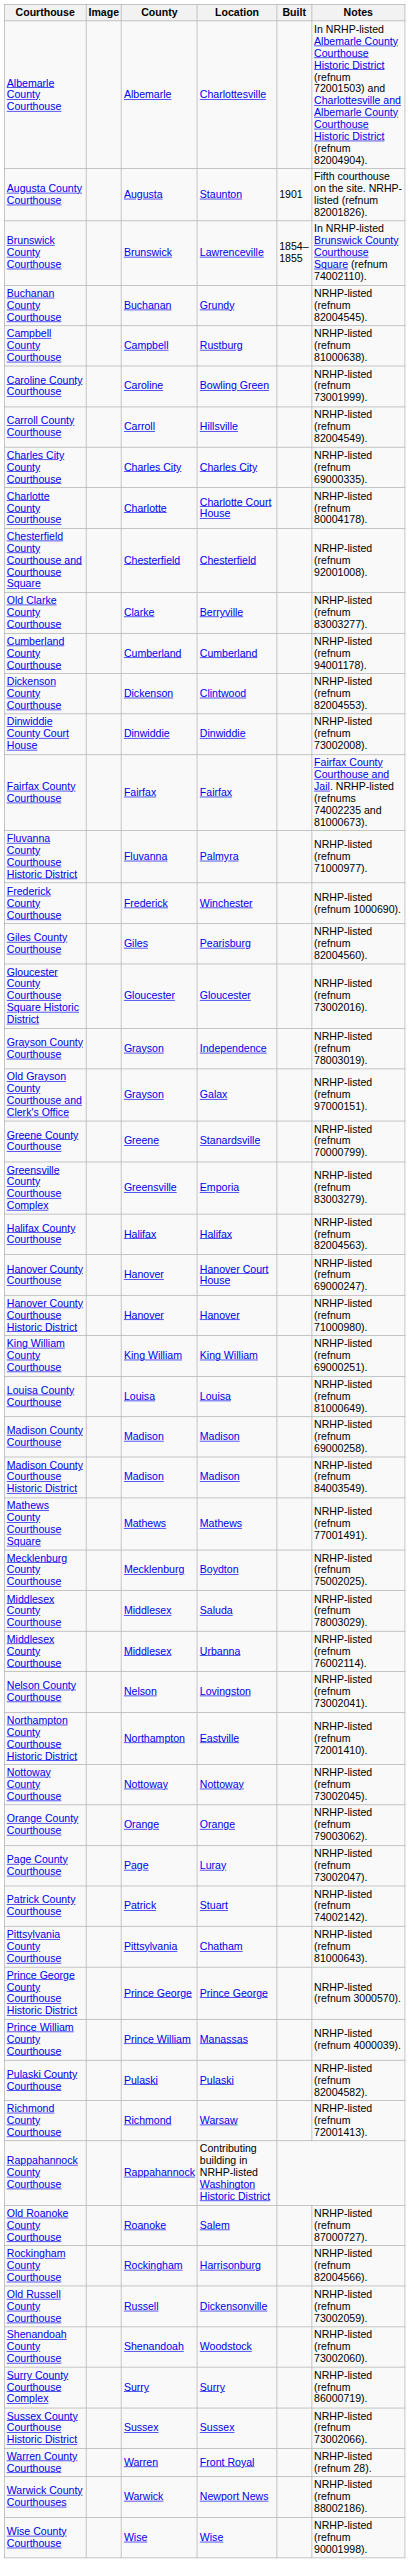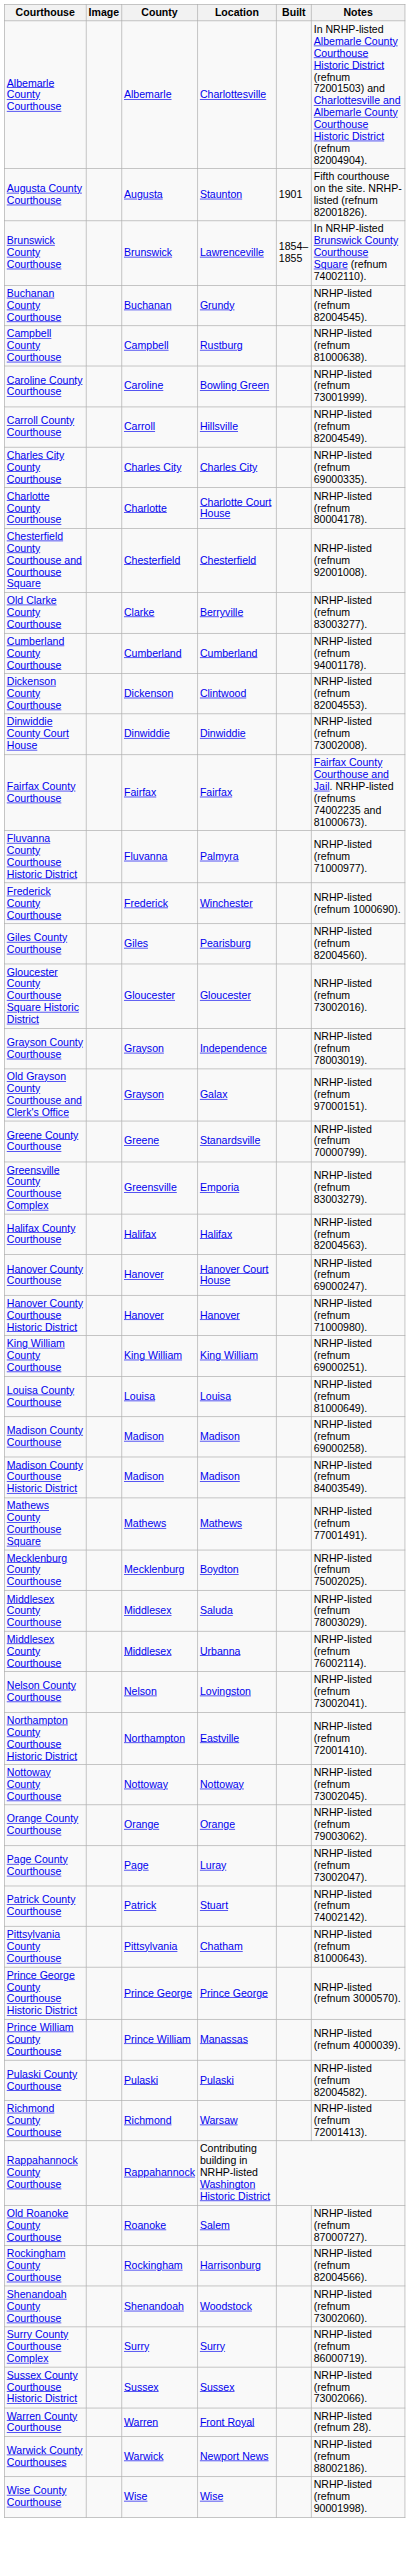- row: (34, 2306)
